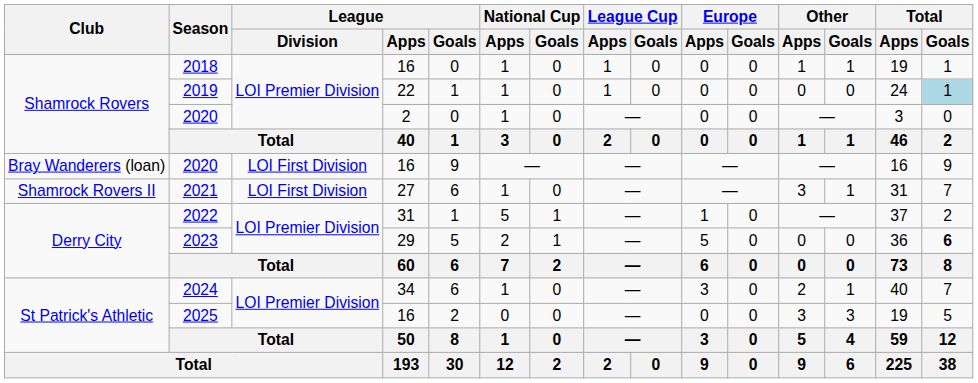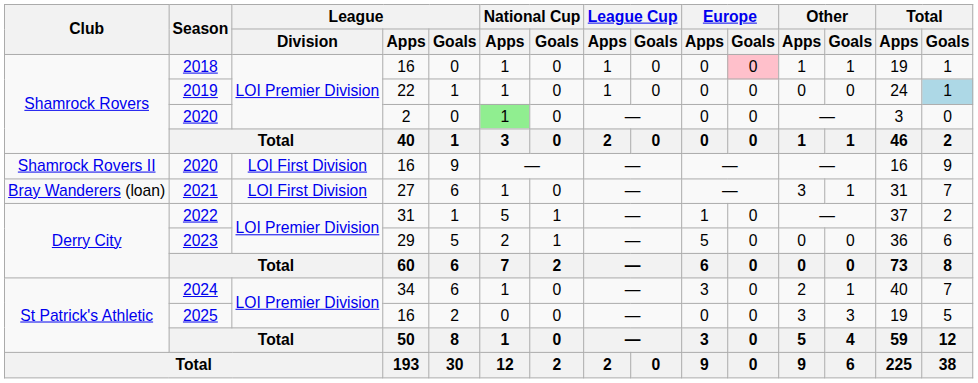(753, 66) no background -> (753, 66) pink background
(505, 116) no background -> (505, 116) lightgreen background
(87, 166) Bray Wanderers (loan) -> (87, 166) Shamrock Rovers II
(87, 191) Shamrock Rovers II -> (87, 191) Bray Wanderers (loan)
(948, 240) bold -> (948, 240) normal
